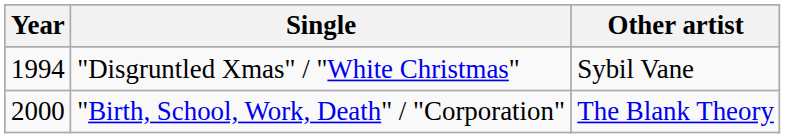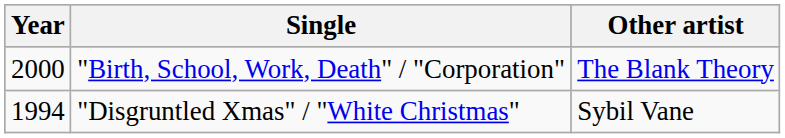rows swapped: (298, 68) <-> (321, 111)
